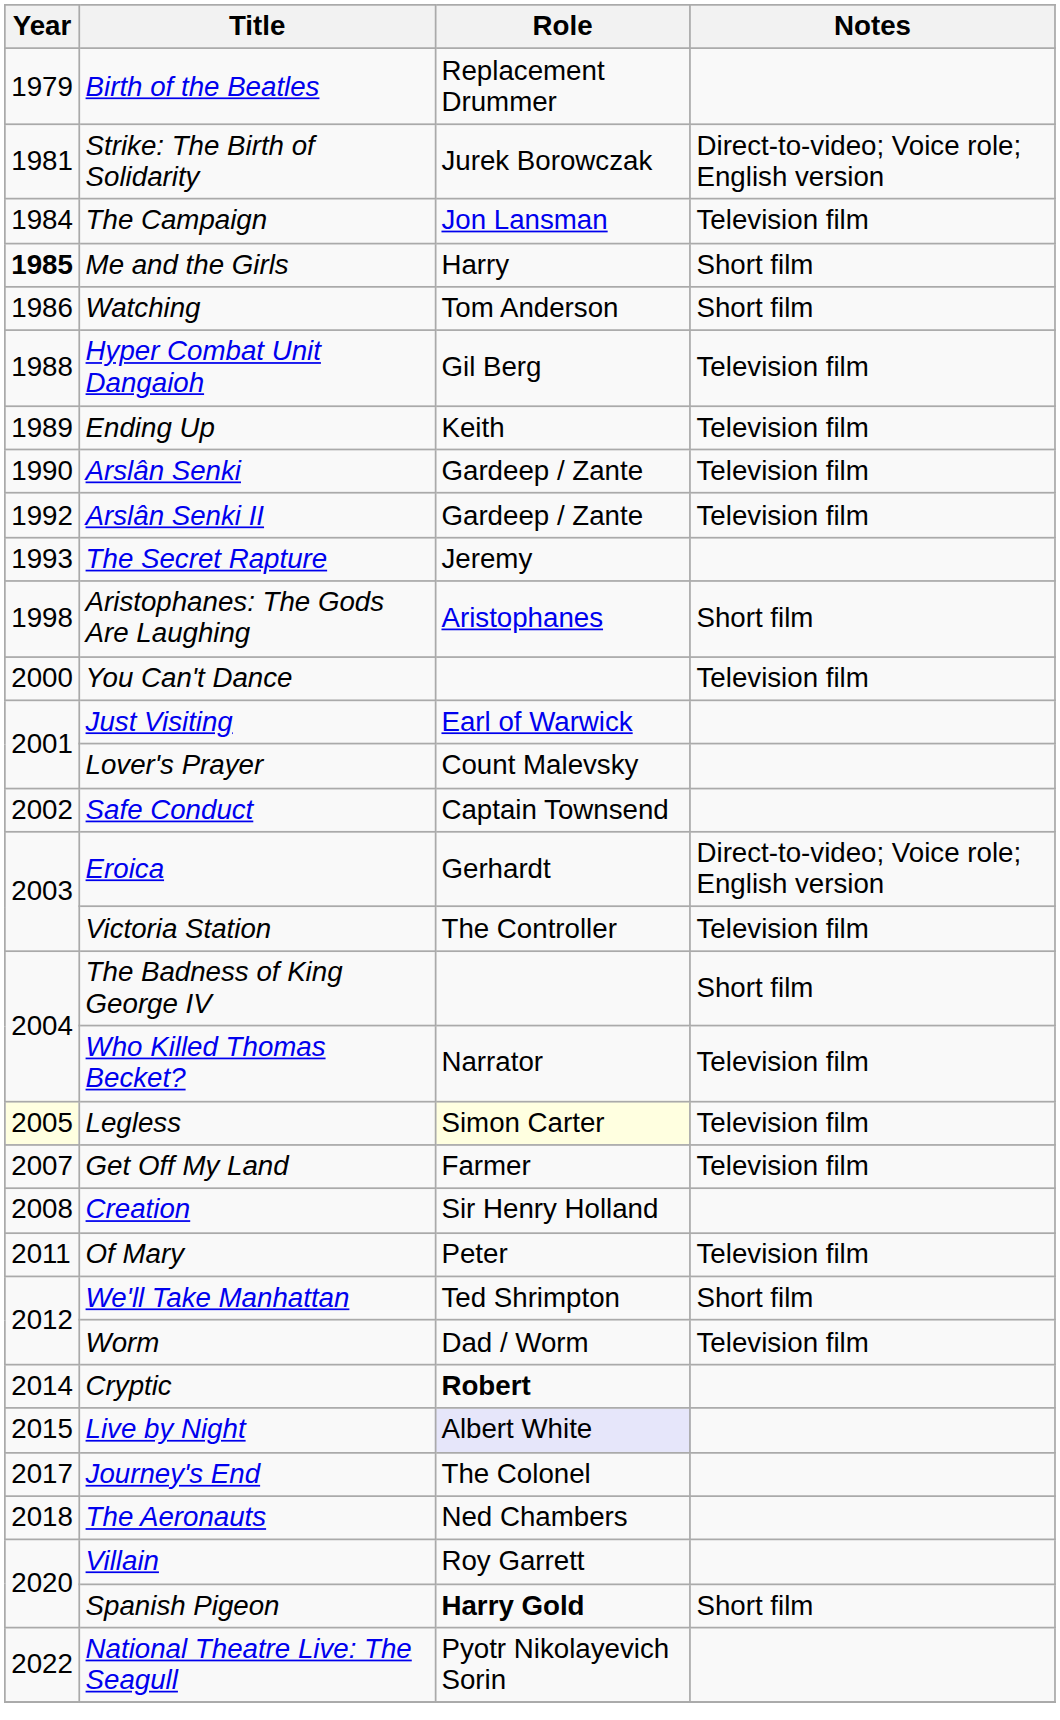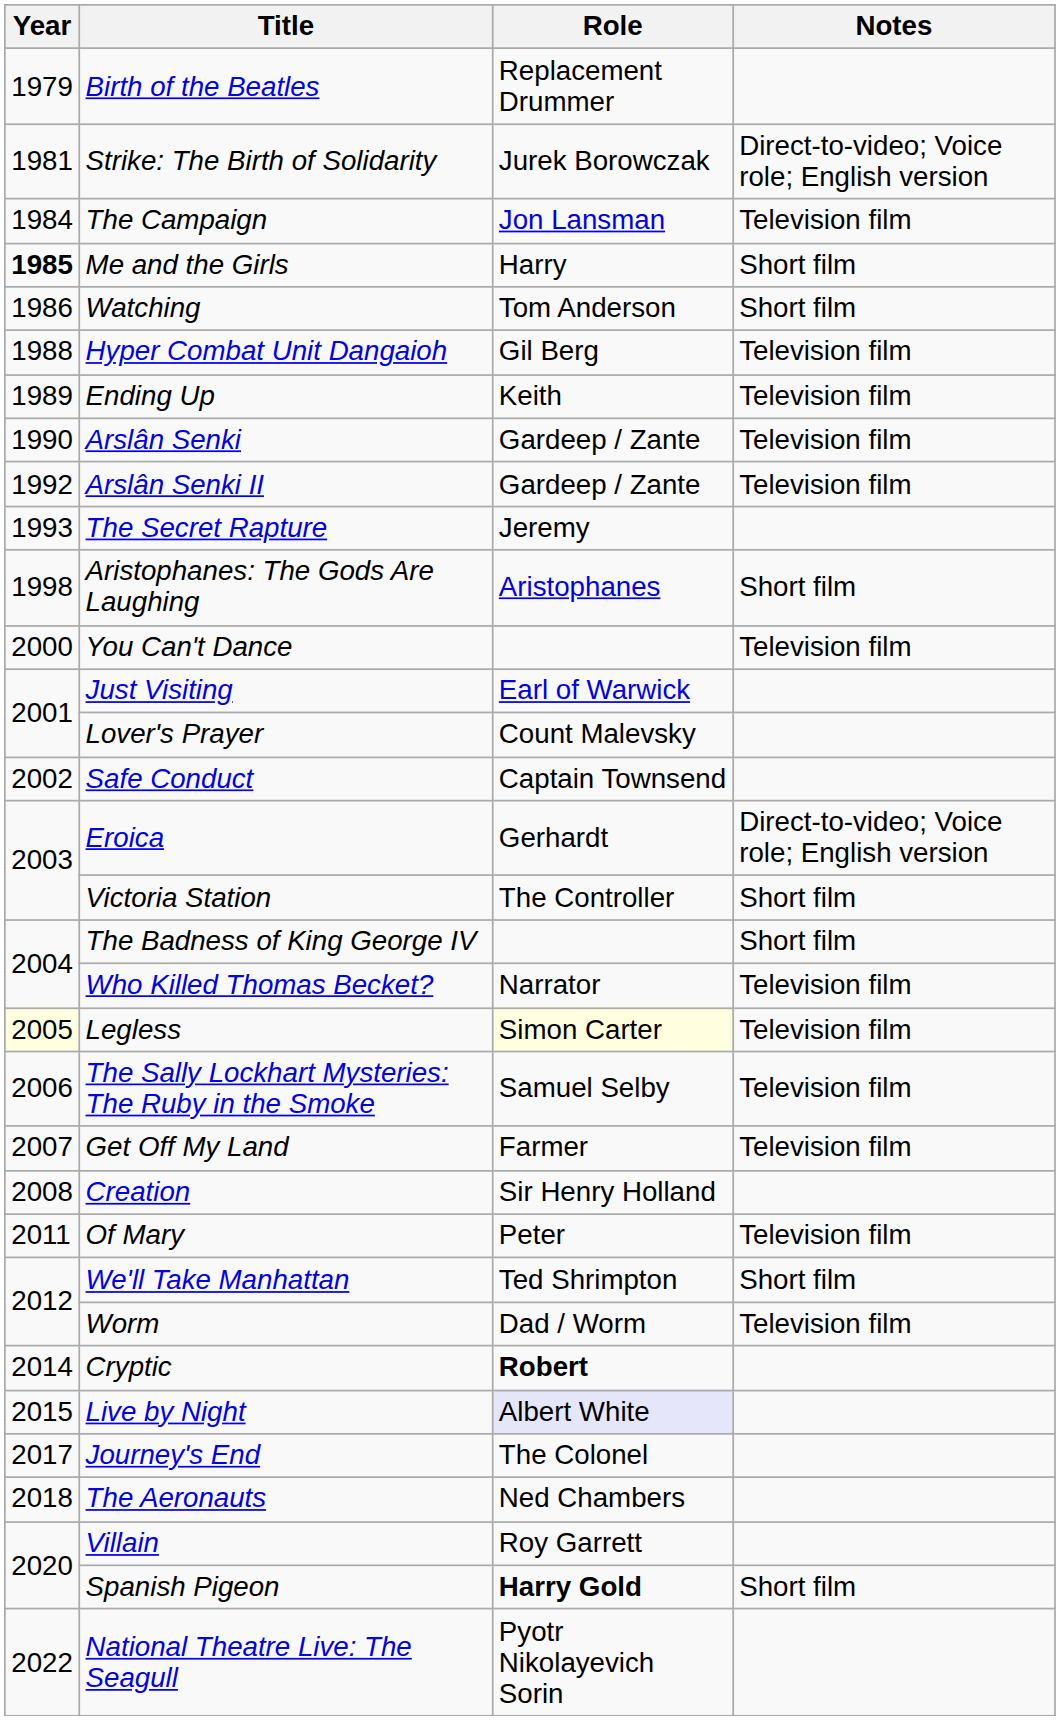(783, 928) Television film -> (798, 897) Short film
+ row: (267, 1088)
